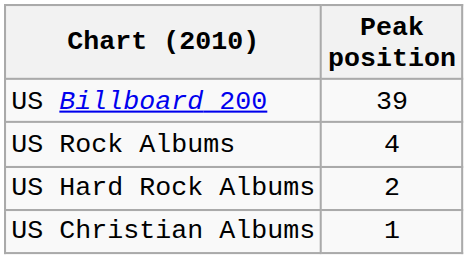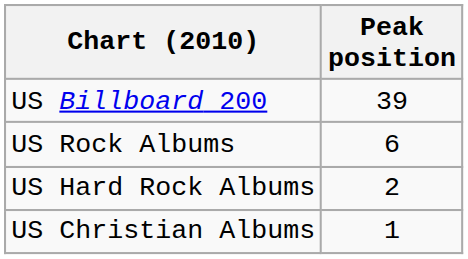(392, 144) 4 -> (392, 144) 6
